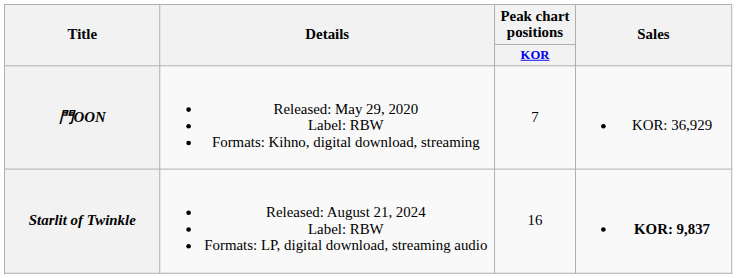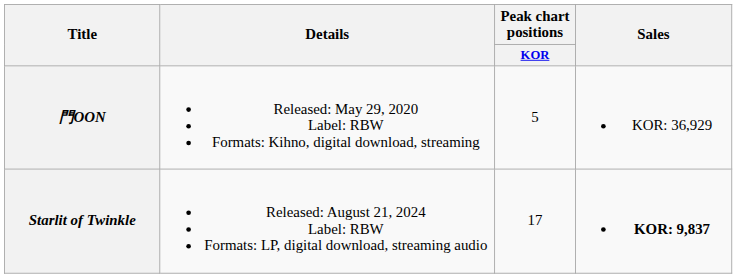(535, 117) 7 -> (535, 117) 5
(535, 221) 16 -> (535, 221) 17
